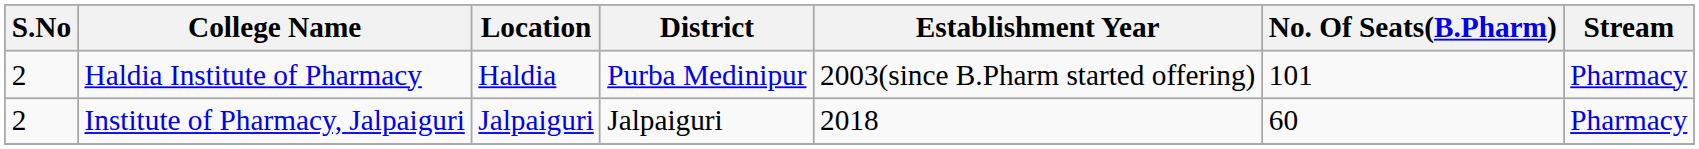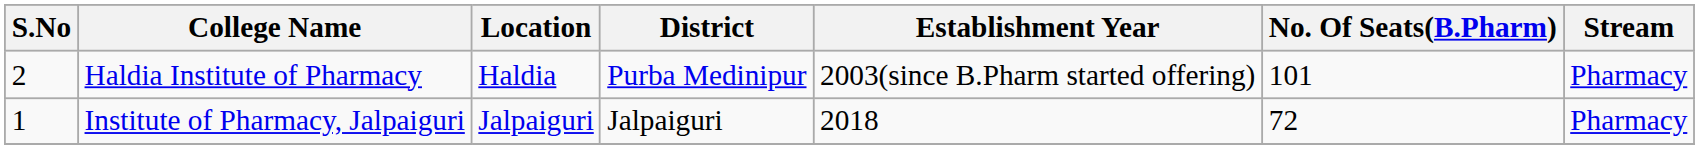(19, 120) 2 -> (19, 120) 1
(1283, 120) 60 -> (1283, 120) 72
